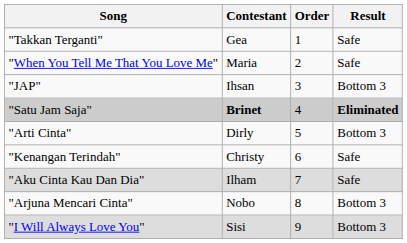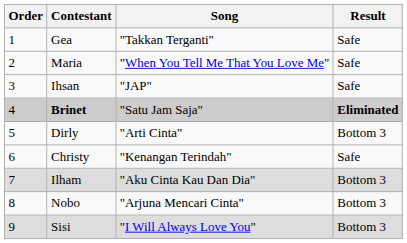columns swapped: (312, 16) <-> (113, 16)
(362, 86) Bottom 3 -> (349, 86) Safe
(349, 180) Safe -> (362, 180) Bottom 3
